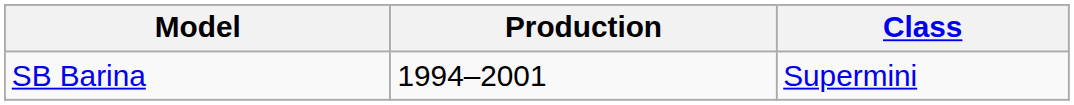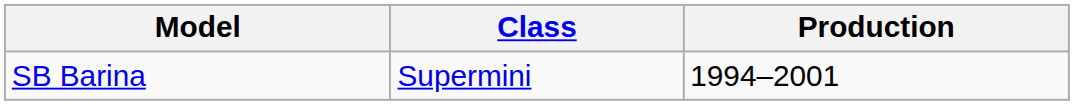columns swapped: (923, 28) <-> (584, 28)
